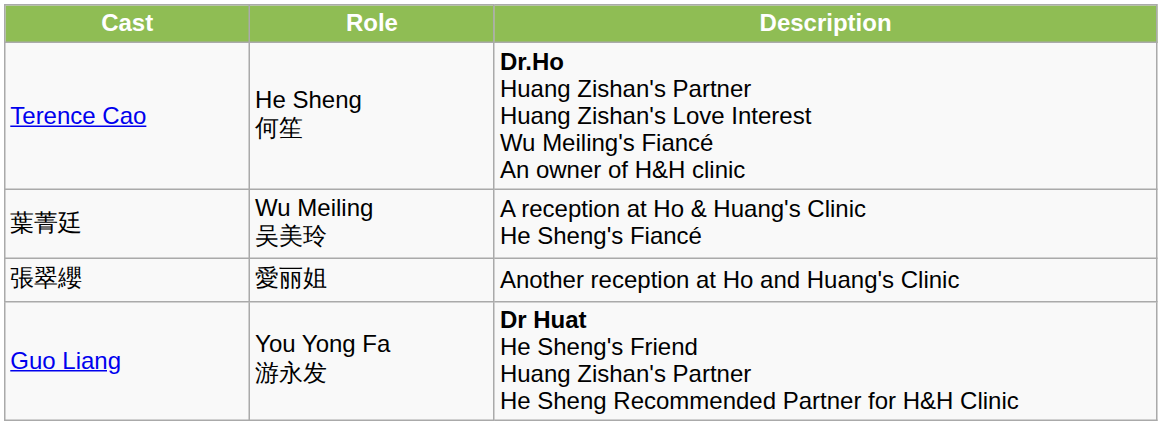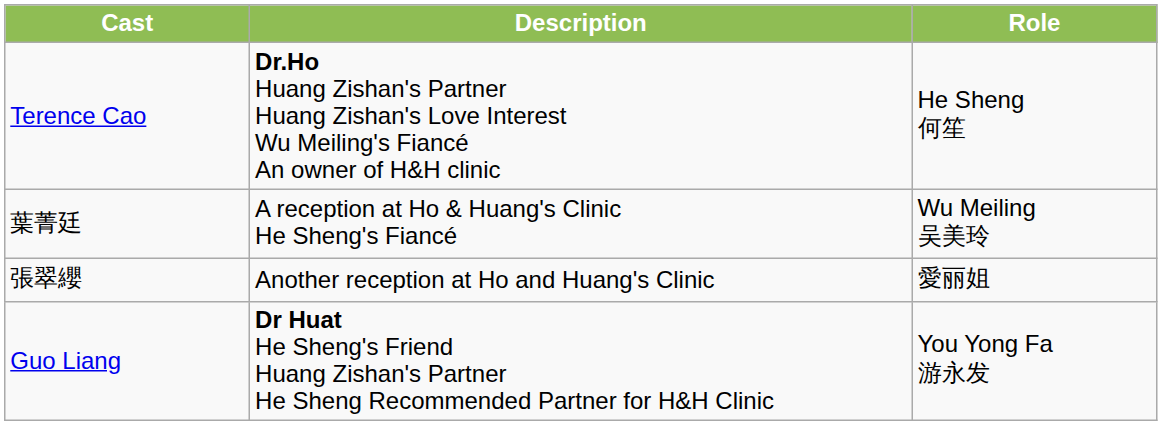columns swapped: (372, 23) <-> (826, 23)
